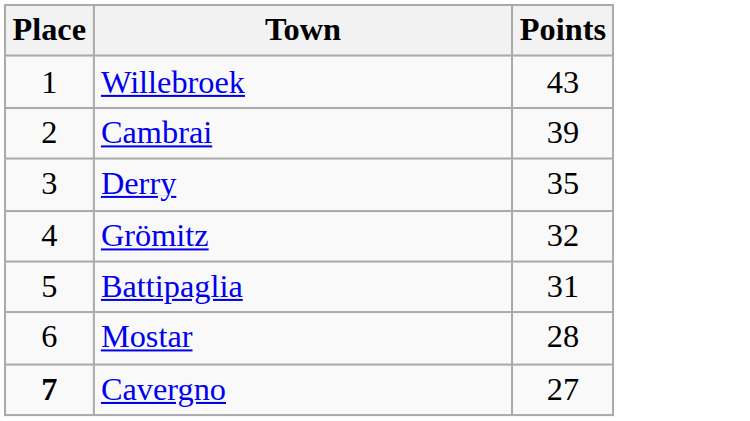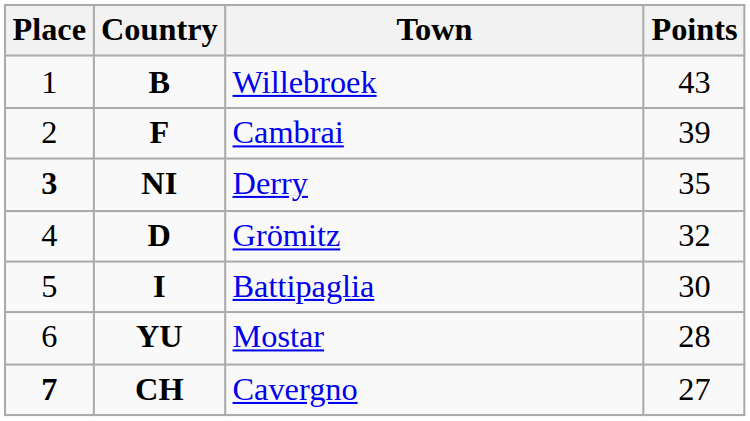+ column: (159, 30)
(49, 183) normal -> (49, 183) bold
(563, 286) 31 -> (695, 286) 30
